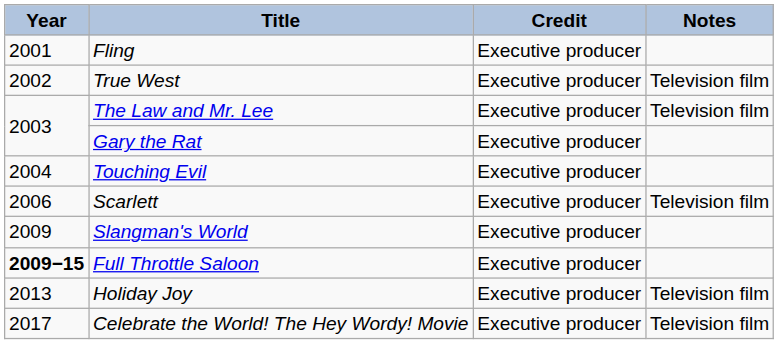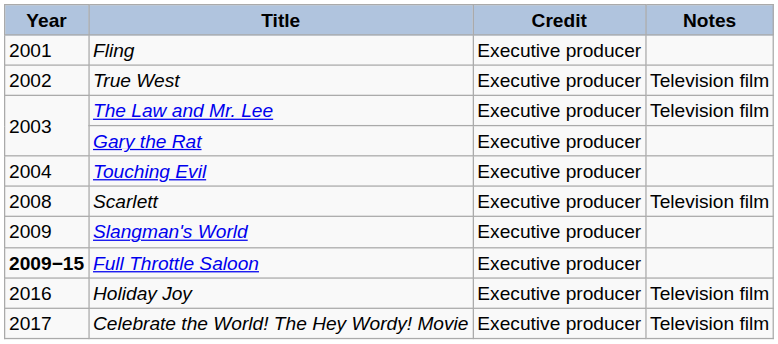(30, 202) 2006 -> (30, 202) 2008
(30, 293) 2013 -> (30, 293) 2016
